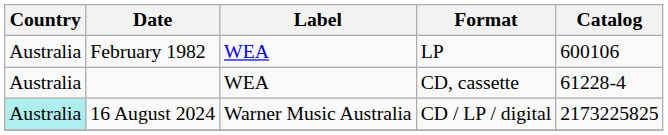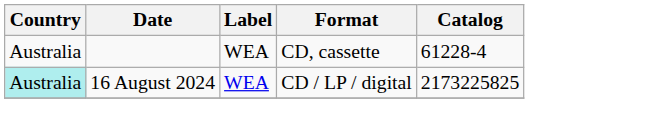- row: (148, 51)
(318, 113) Warner Music Australia -> (247, 82) WEA
